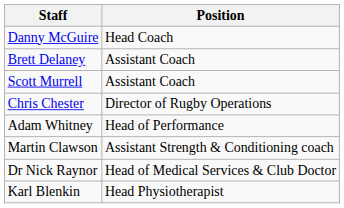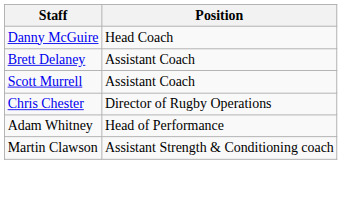- row: (52, 170)
- row: (44, 192)
